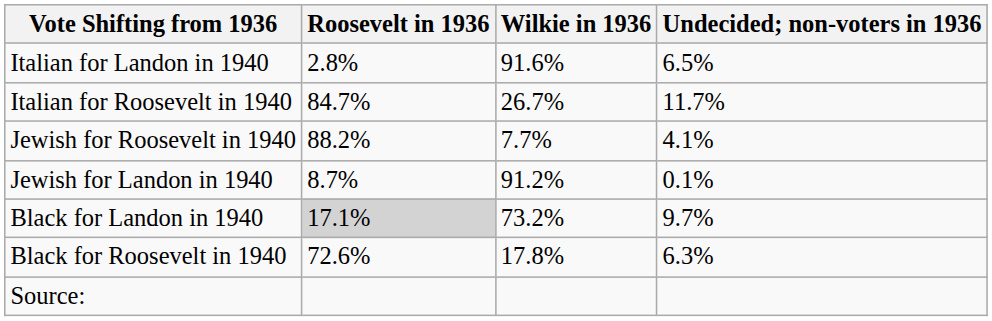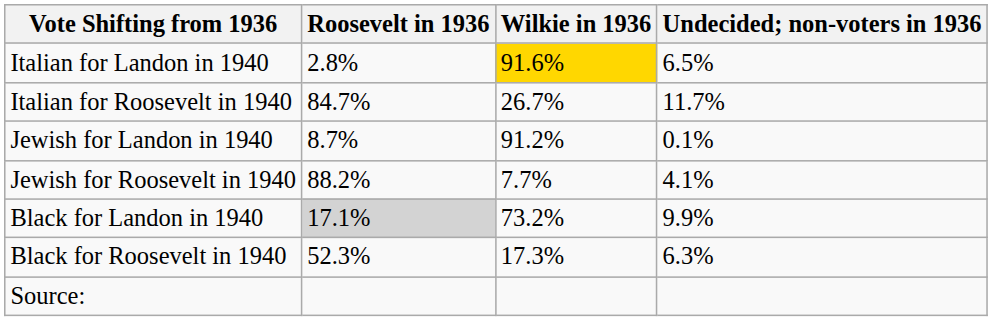(532, 62) no background -> (532, 62) gold background
rows swapped: (142, 179) <-> (153, 140)
(688, 218) 9.7% -> (688, 218) 9.9%
(339, 256) 72.6% -> (339, 256) 52.3%
(532, 256) 17.8% -> (532, 256) 17.3%
